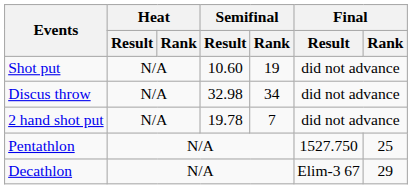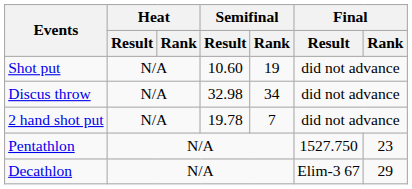(385, 145) 25 -> (385, 145) 23
